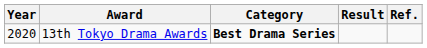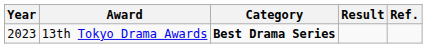(22, 34) 2020 -> (22, 34) 2023
